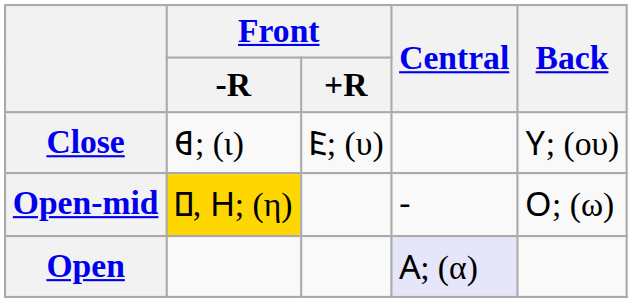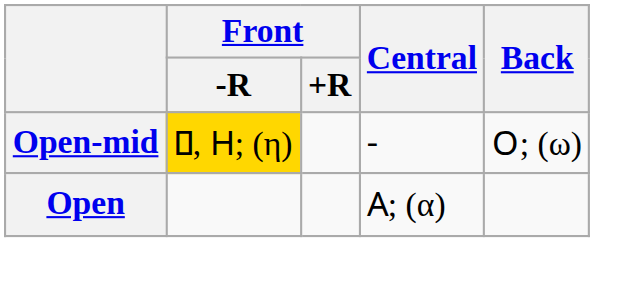- row: (86, 141)
(438, 267) lavender background -> (406, 205) no background
